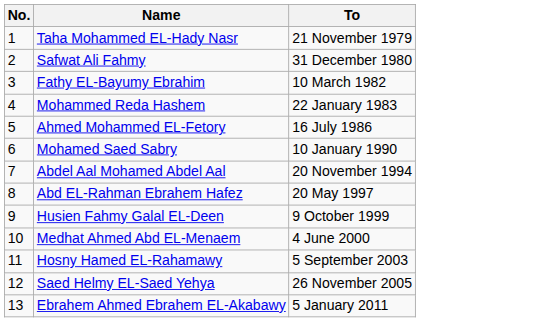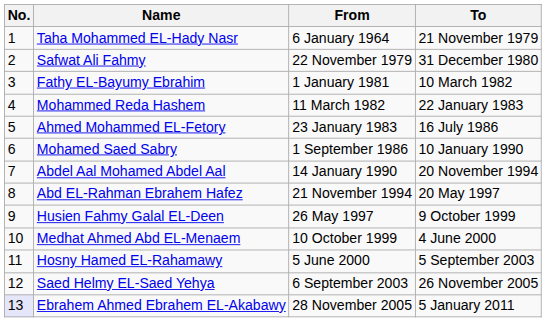+ column: (352, 15)
(16, 305) no background -> (16, 305) lavender background
